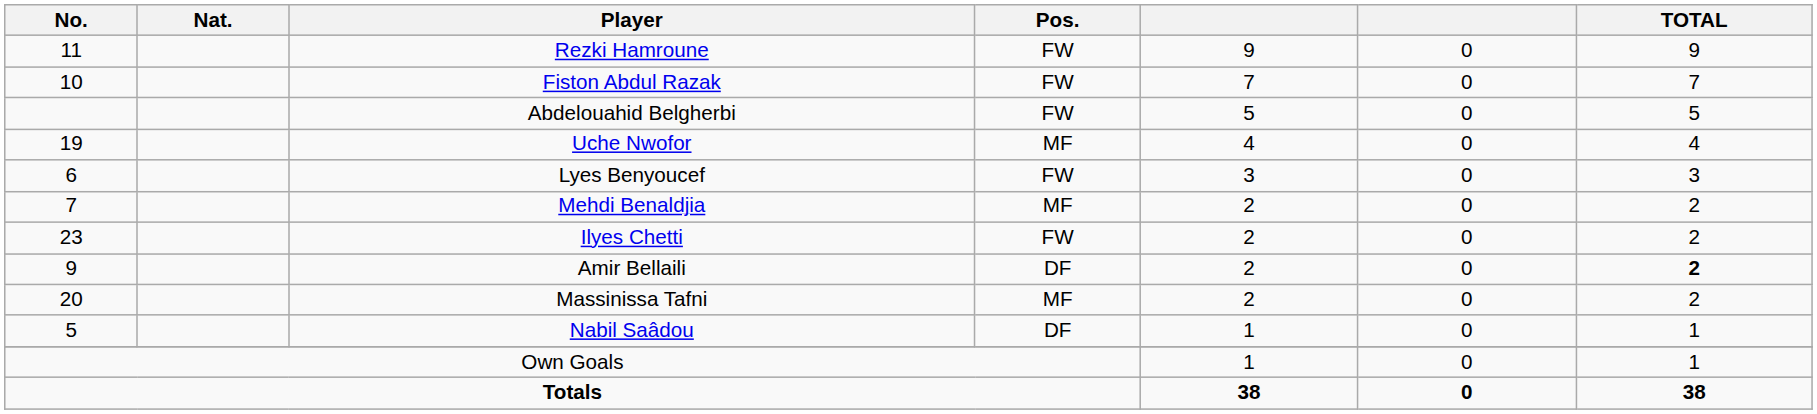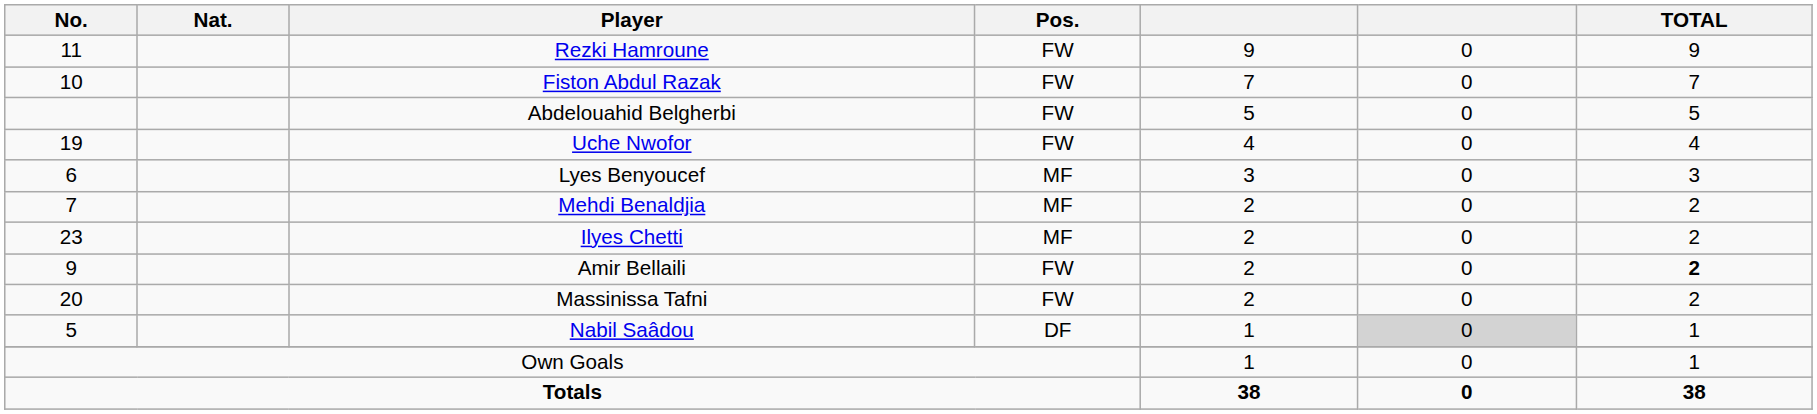(1058, 143) MF -> (1058, 143) FW
(1058, 174) FW -> (1058, 174) MF
(1058, 237) FW -> (1058, 237) MF
(1058, 268) DF -> (1058, 268) FW
(1058, 299) MF -> (1058, 299) FW
(1467, 330) no background -> (1467, 330) lightgrey background
